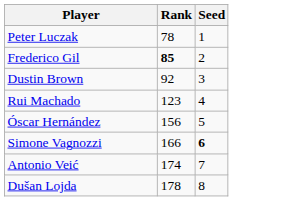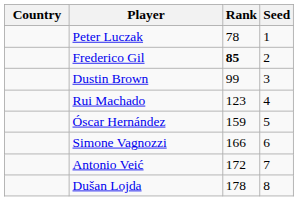+ column: (37, 15)
(167, 79) 92 -> (232, 79) 99
(171, 121) 156 -> (236, 121) 159
(202, 143) bold -> (267, 143) normal
(171, 164) 174 -> (236, 164) 172
